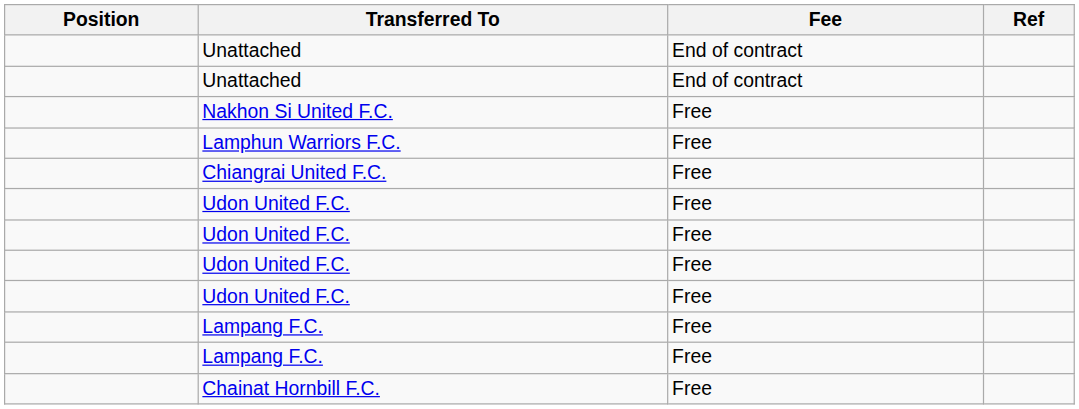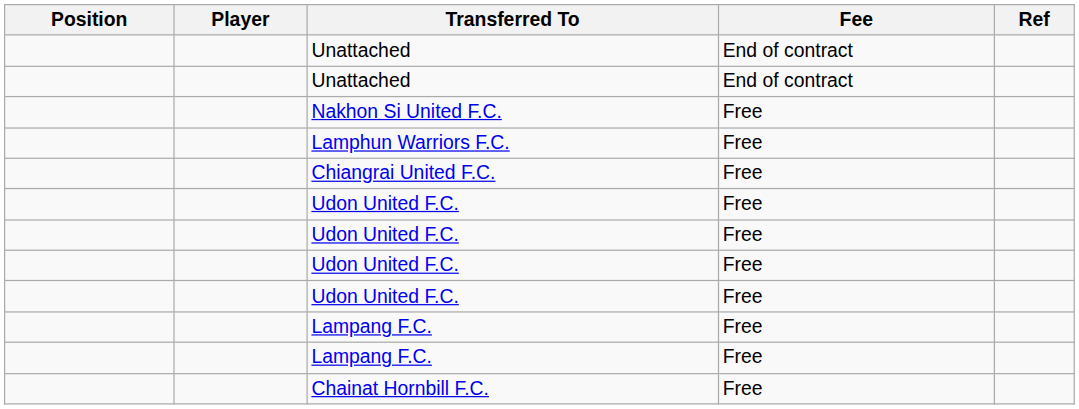+ column: (240, 19)
